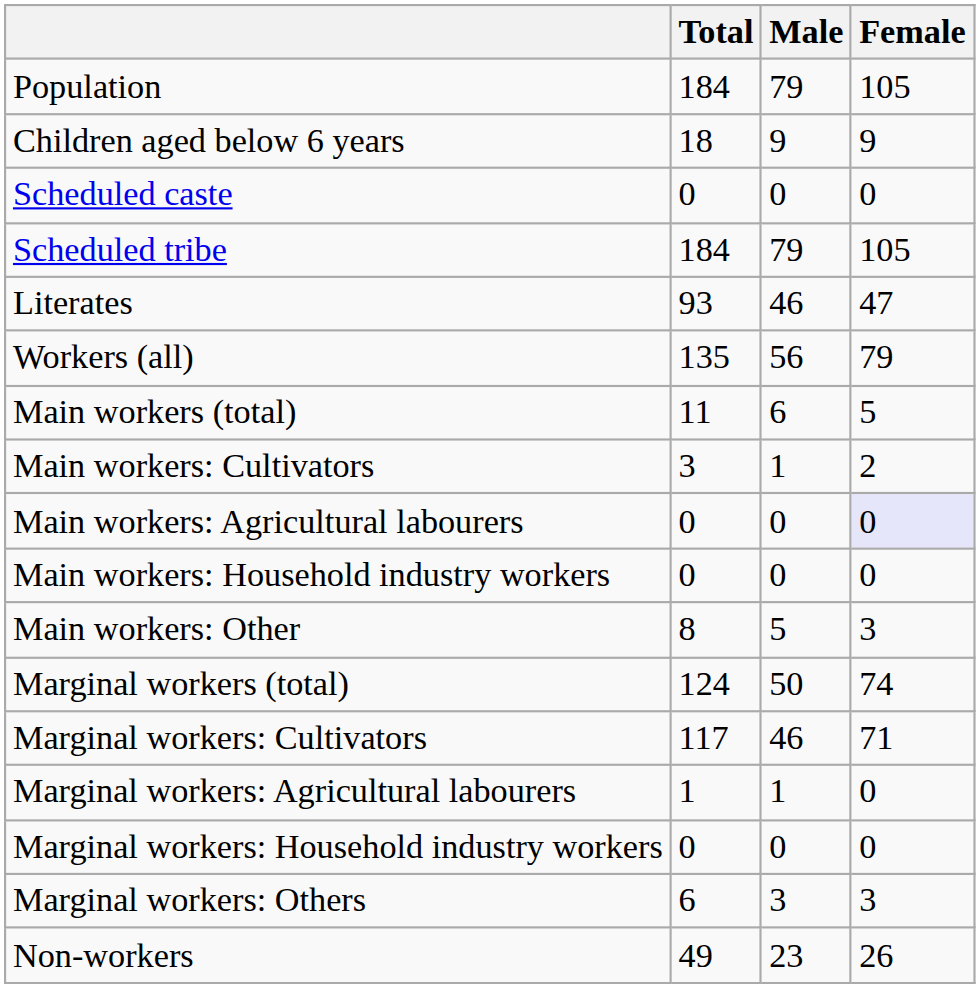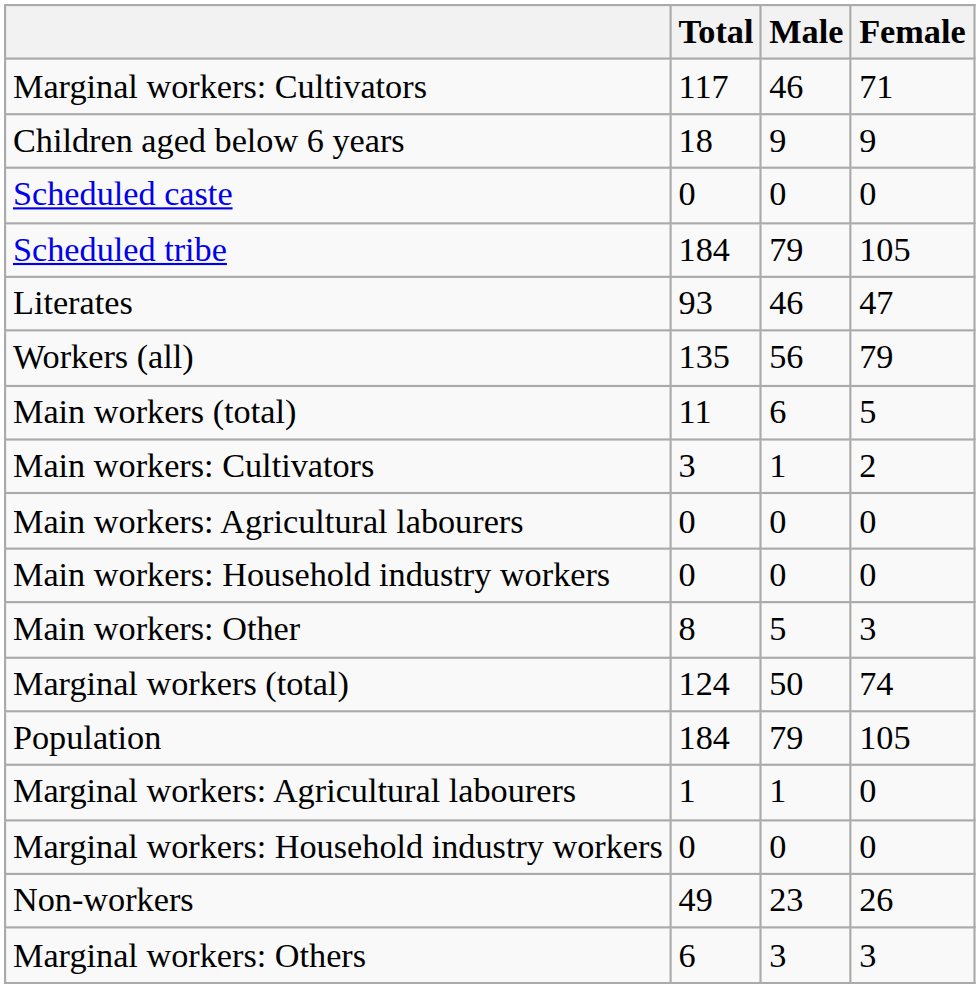rows swapped: (87, 85) <-> (220, 737)
(868, 520) lavender background -> (868, 520) no background
rows swapped: (190, 900) <-> (103, 954)
